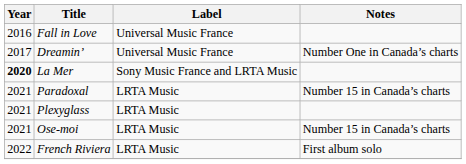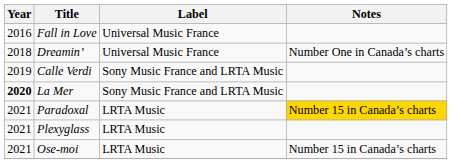(19, 52) 2017 -> (19, 52) 2018
+ row: (64, 71)
(376, 91) no background -> (362, 110) gold background
- row: (74, 149)
